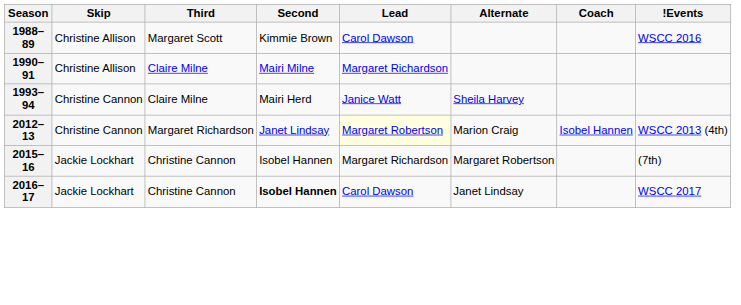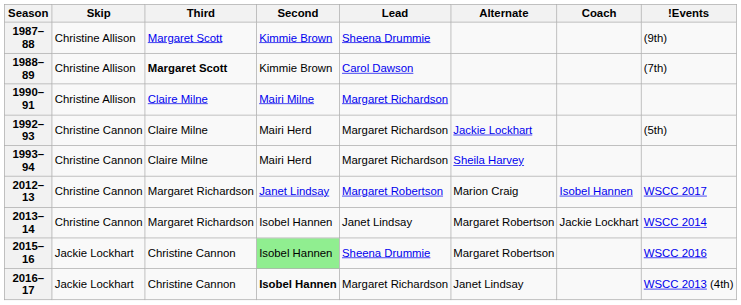+ row: (28, 37)
(185, 37) normal -> (188, 68) bold
(670, 37) WSCC 2016 -> (655, 68) (7th)
+ row: (28, 130)
(371, 99) Janice Watt -> (395, 161) Margaret Richardson
(393, 130) lightyellow background -> (393, 191) no background
(683, 130) WSCC 2013 (4th) -> (675, 191) WSCC 2017
+ row: (28, 222)
(296, 161) no background -> (296, 253) lightgreen background
(395, 161) Margaret Richardson -> (386, 253) Sheena Drummie
(650, 161) (7th) -> (675, 253) WSCC 2016
(378, 191) Carol Dawson -> (395, 284) Margaret Richardson
(670, 191) WSCC 2017 -> (689, 284) WSCC 2013 (4th)
